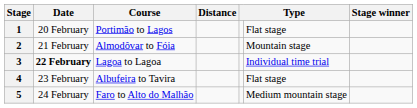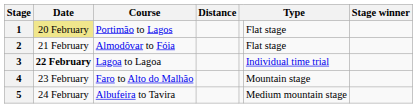(63, 29) no background -> (63, 29) khaki background
(278, 45) Mountain stage -> (266, 45) Flat stage
(135, 78) Albufeira to Tavira -> (145, 78) Faro to Alto do Malhão
(266, 78) Flat stage -> (278, 78) Mountain stage
(145, 95) Faro to Alto do Malhão -> (135, 95) Albufeira to Tavira
